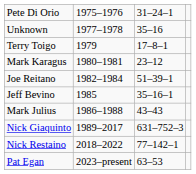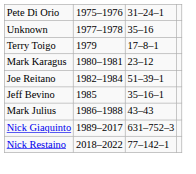- row: (25, 161)
